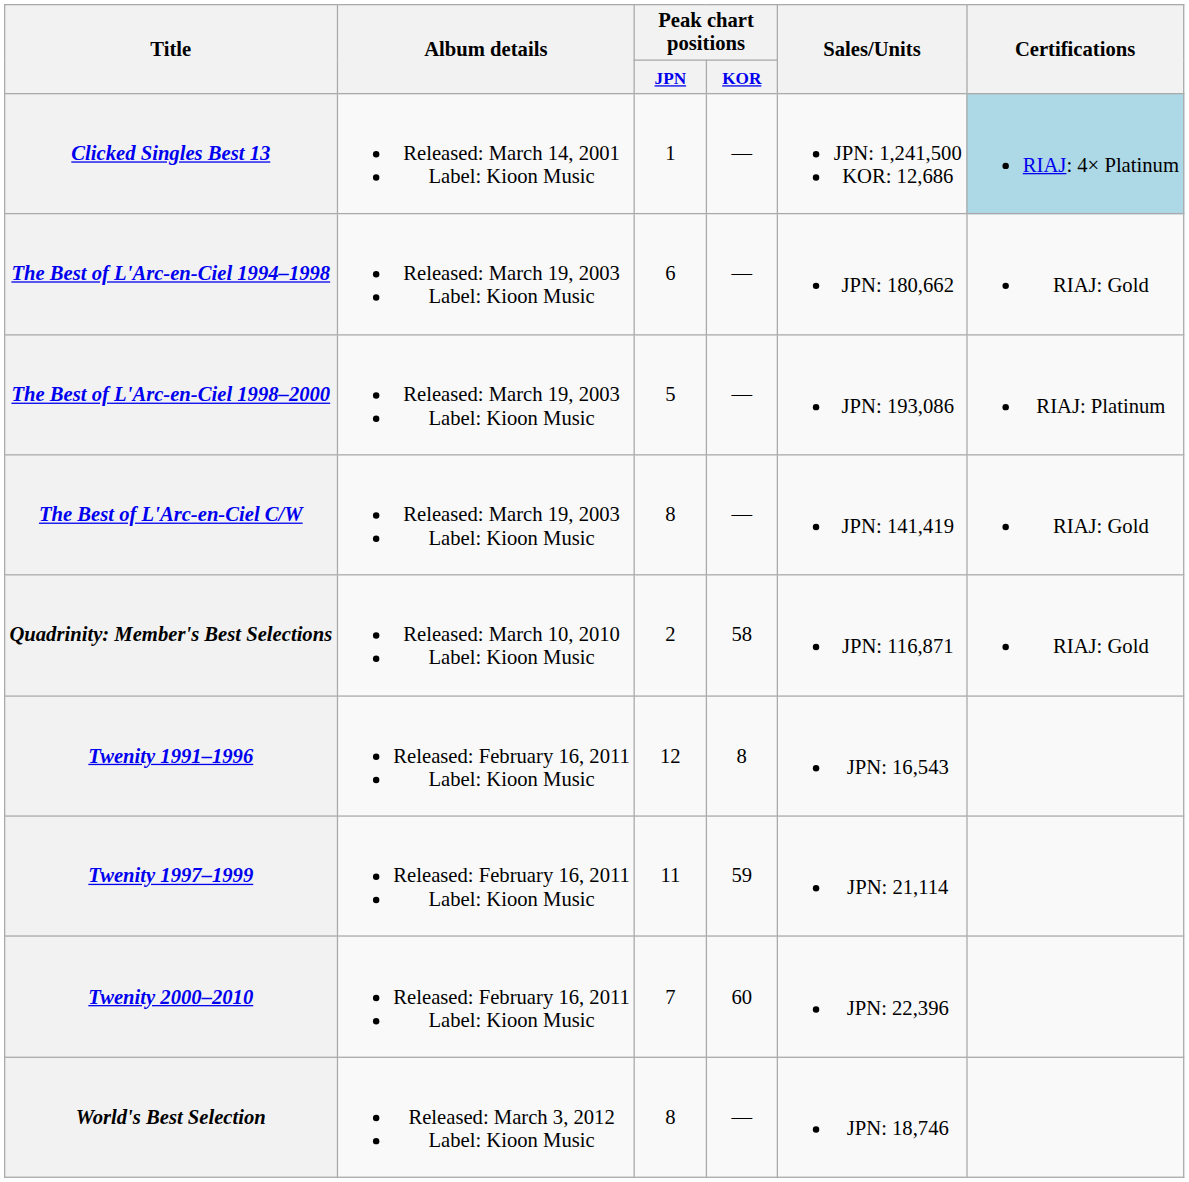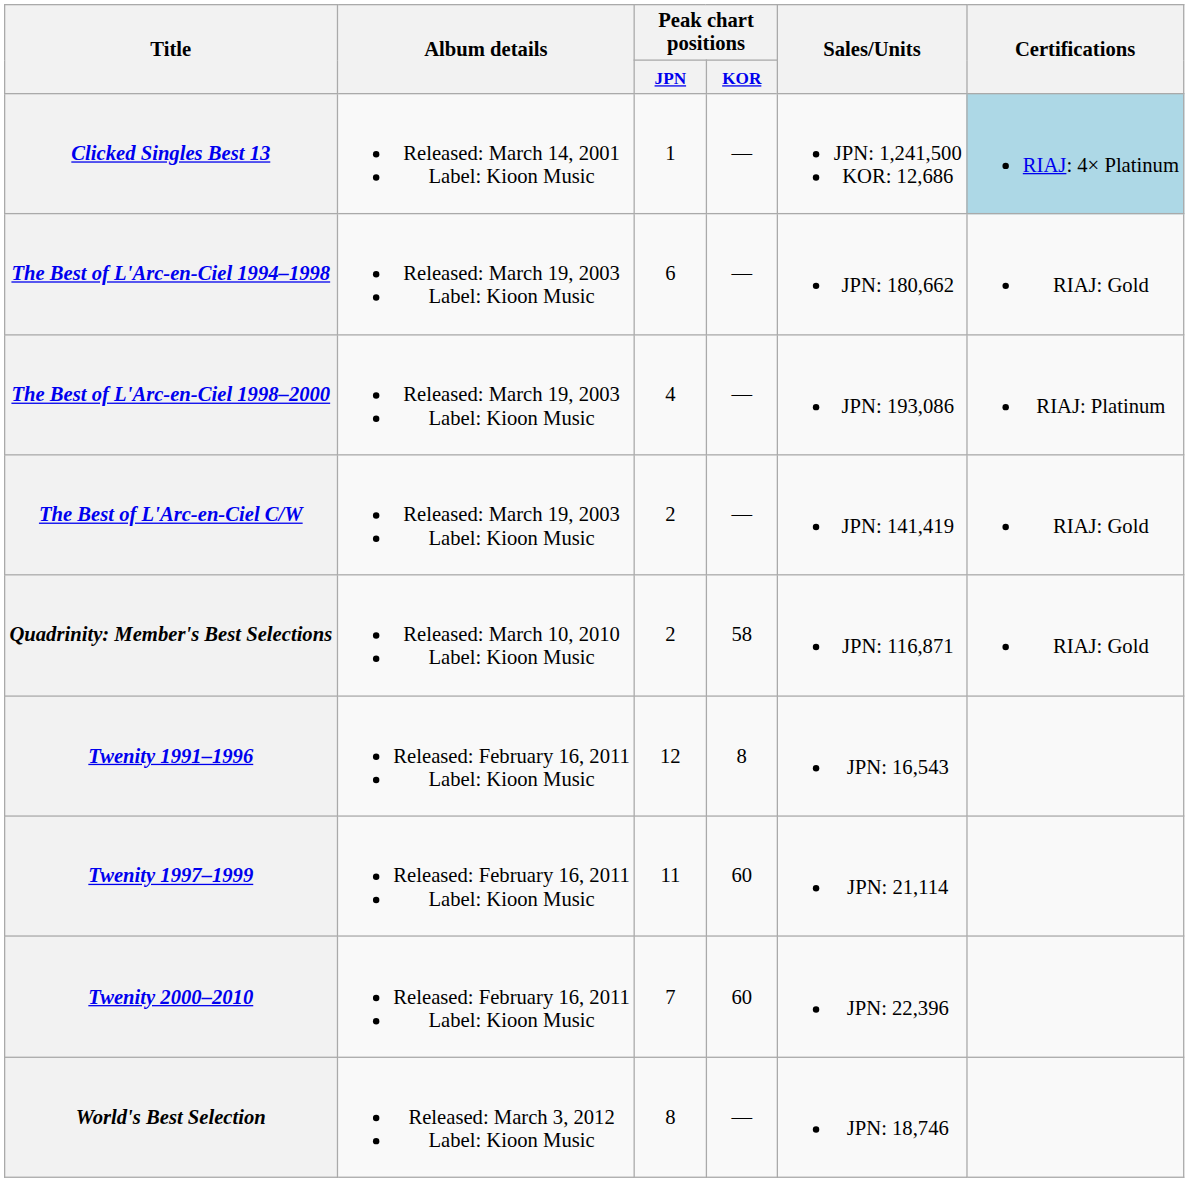(670, 394) 5 -> (670, 394) 4
(670, 514) 8 -> (670, 514) 2
(742, 876) 59 -> (742, 876) 60
